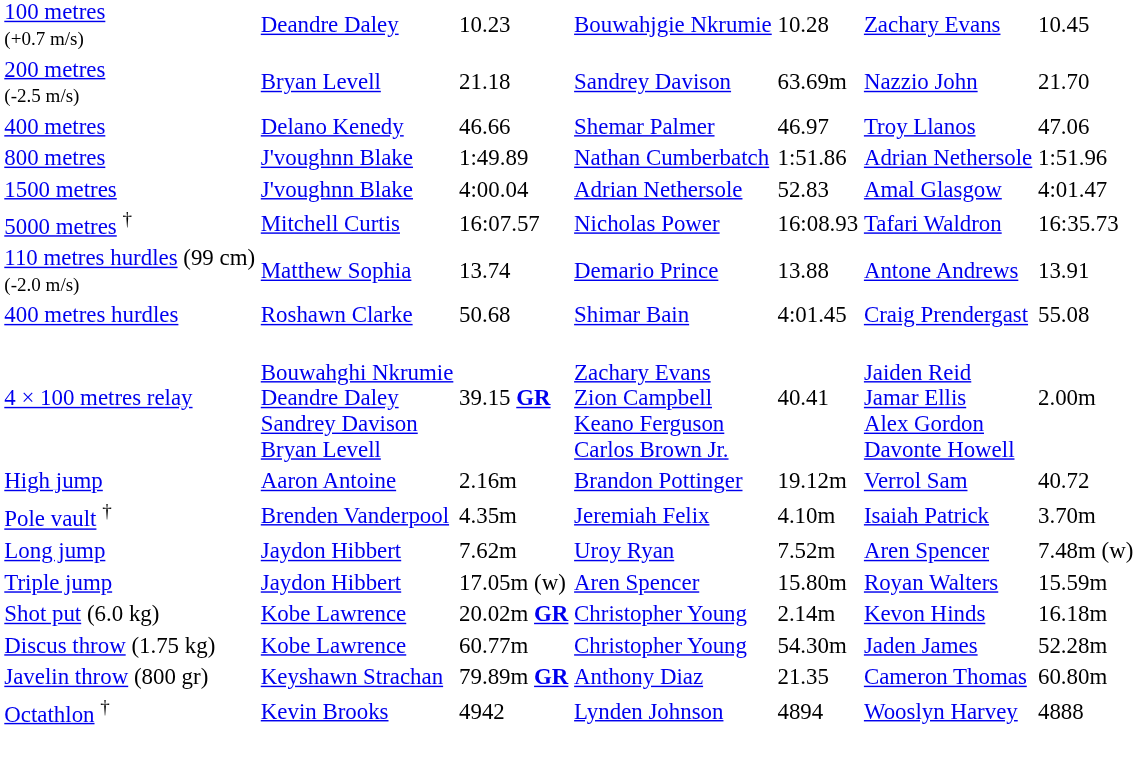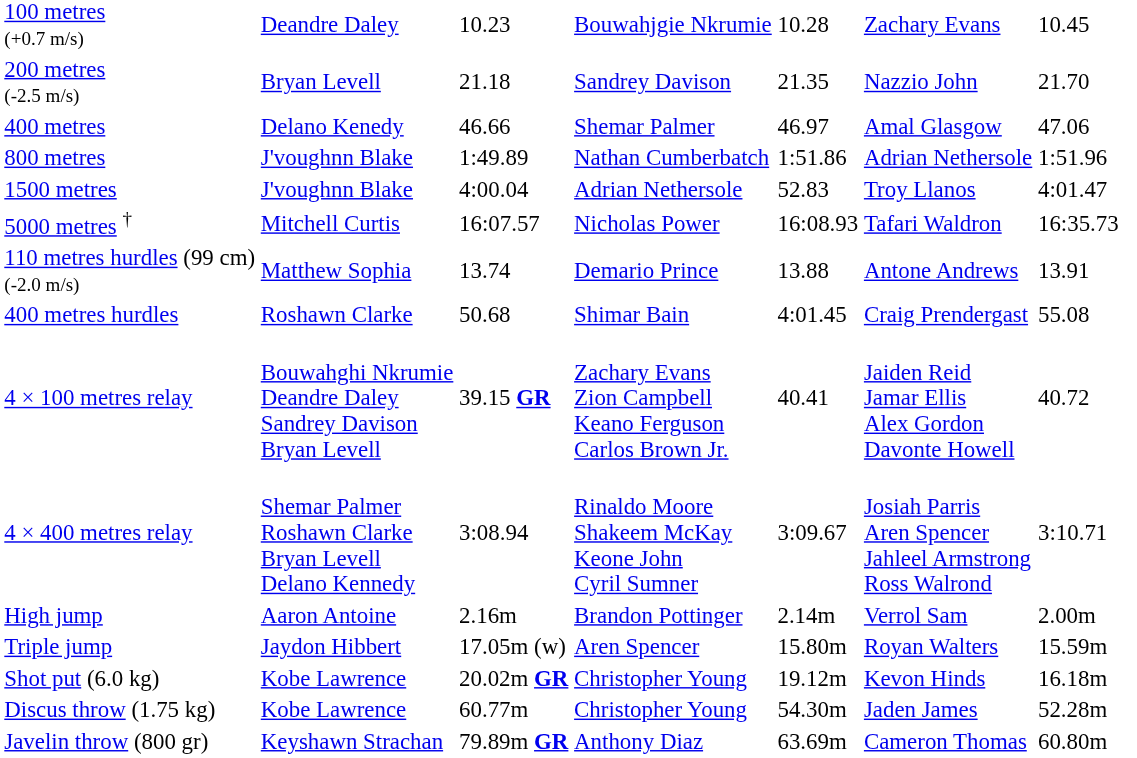(812, 82) 63.69m -> (803, 82) 21.35
(920, 126) Troy Llanos -> (933, 126) Amal Glasgow
(933, 189) Amal Glasgow -> (920, 189) Troy Llanos
(1067, 398) 2.00m -> (1064, 398) 40.72
+ row: (98, 532)
(812, 481) 19.12m -> (806, 615) 2.14m
(1064, 481) 40.72 -> (1067, 615) 2.00m
- row: (58, 516)
- row: (55, 550)
(806, 613) 2.14m -> (812, 678) 19.12m
(803, 676) 21.35 -> (812, 741) 63.69m
- row: (57, 710)
